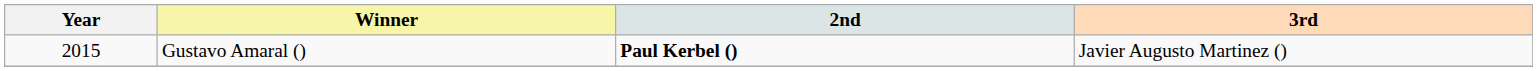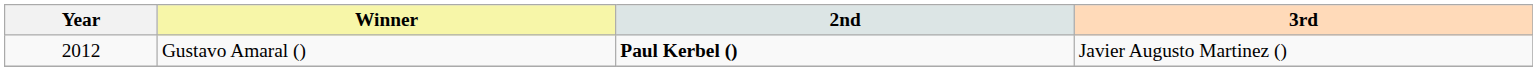(81, 50) 2015 -> (81, 50) 2012
